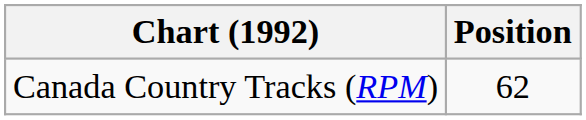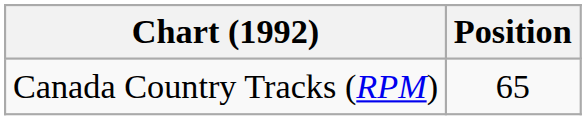(513, 85) 62 -> (513, 85) 65
